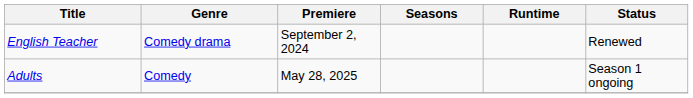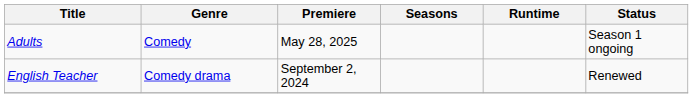rows swapped: (52, 41) <-> (25, 75)
